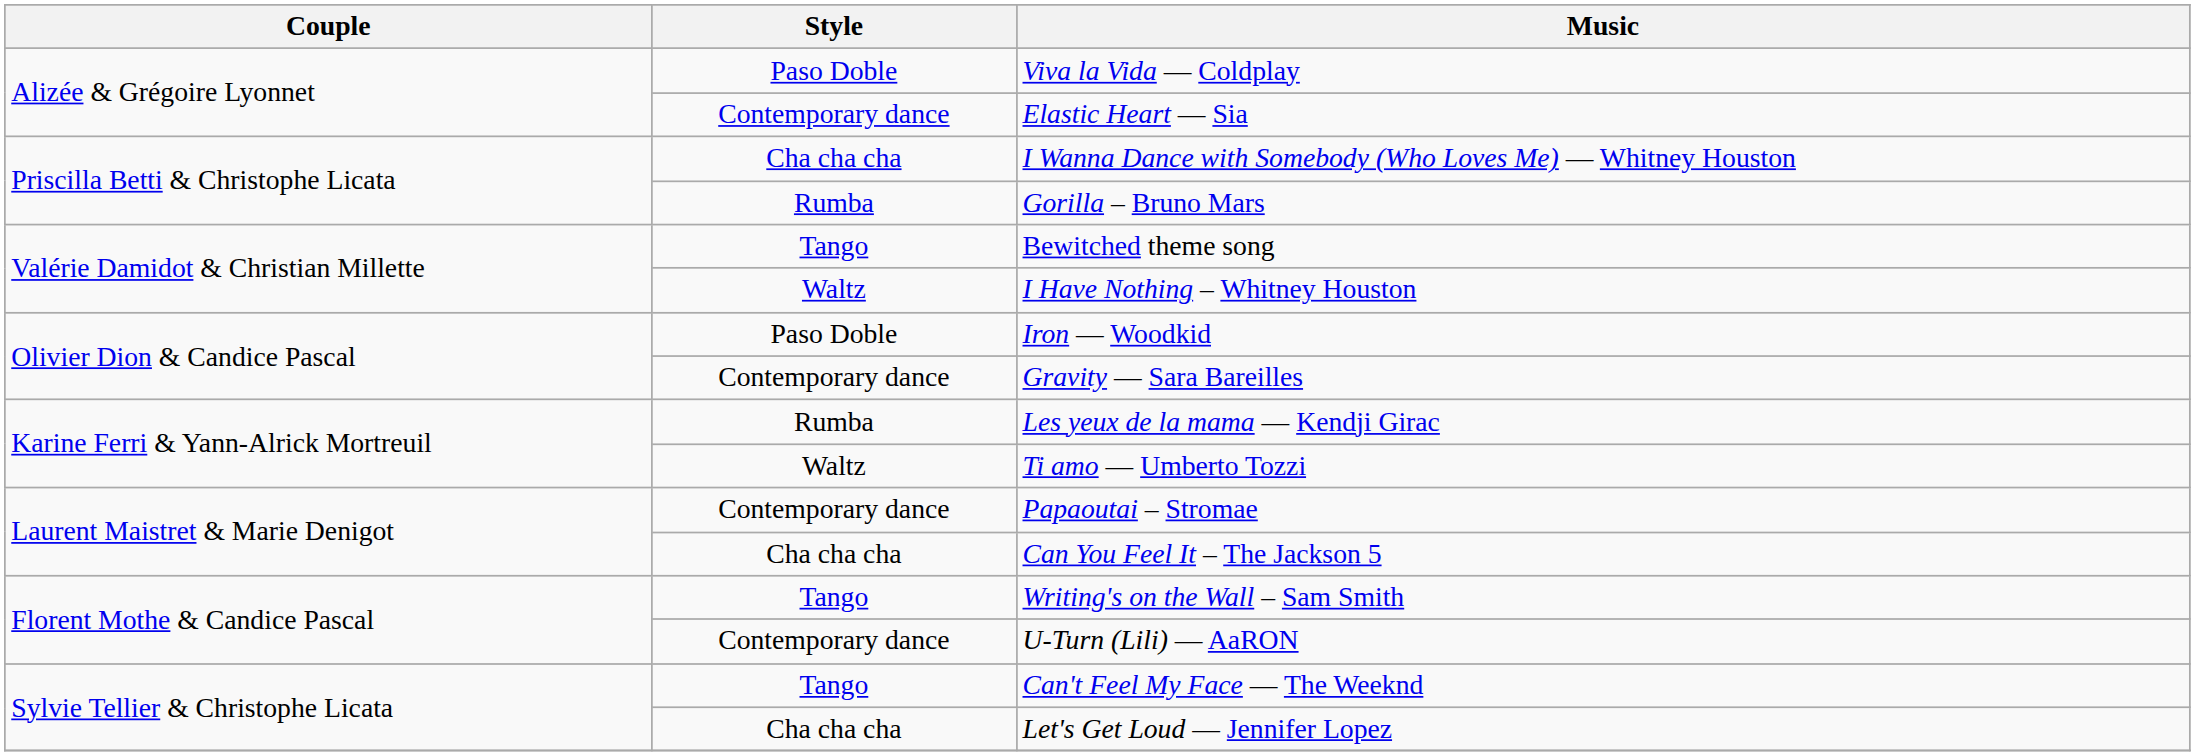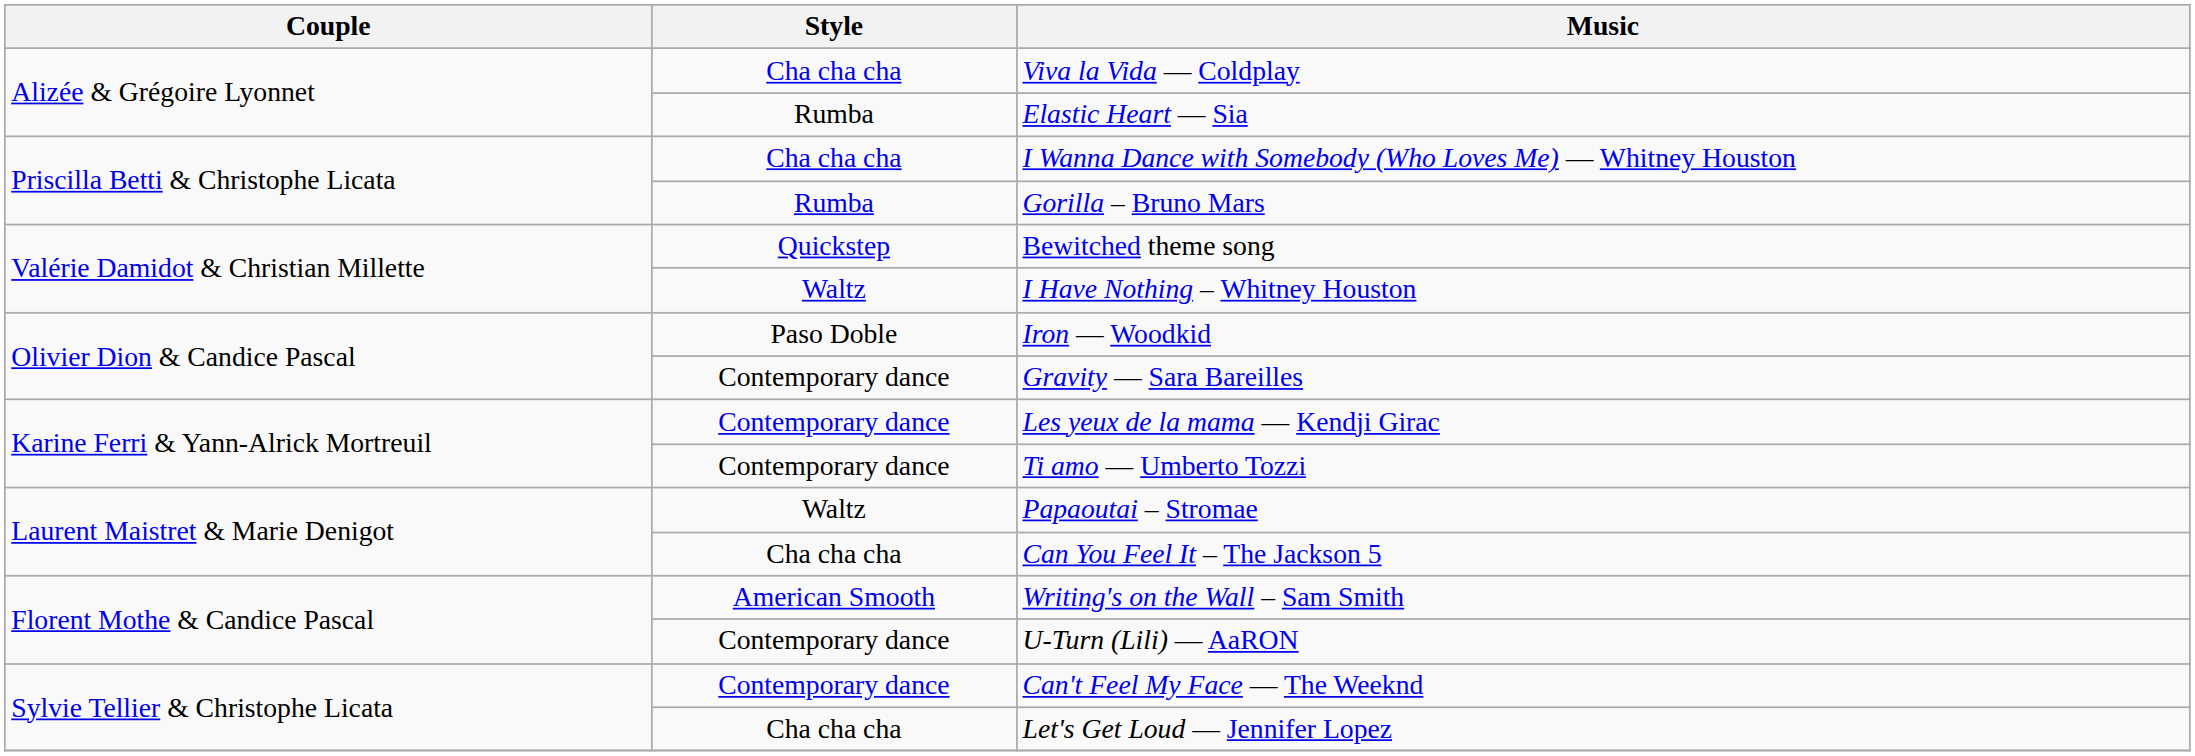(834, 70) Paso Doble -> (834, 70) Cha cha cha
(834, 114) Contemporary dance -> (834, 114) Rumba
(834, 245) Tango -> (834, 245) Quickstep
(834, 421) Rumba -> (834, 421) Contemporary dance
(834, 465) Waltz -> (834, 465) Contemporary dance
(834, 509) Contemporary dance -> (834, 509) Waltz
(834, 597) Tango -> (834, 597) American Smooth
(834, 684) Tango -> (834, 684) Contemporary dance
